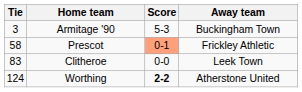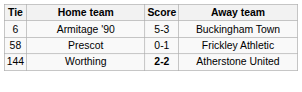(15, 29) 3 -> (15, 29) 6
(162, 45) lightsalmon background -> (162, 45) no background
- row: (86, 62)
(15, 78) 124 -> (15, 62) 144
